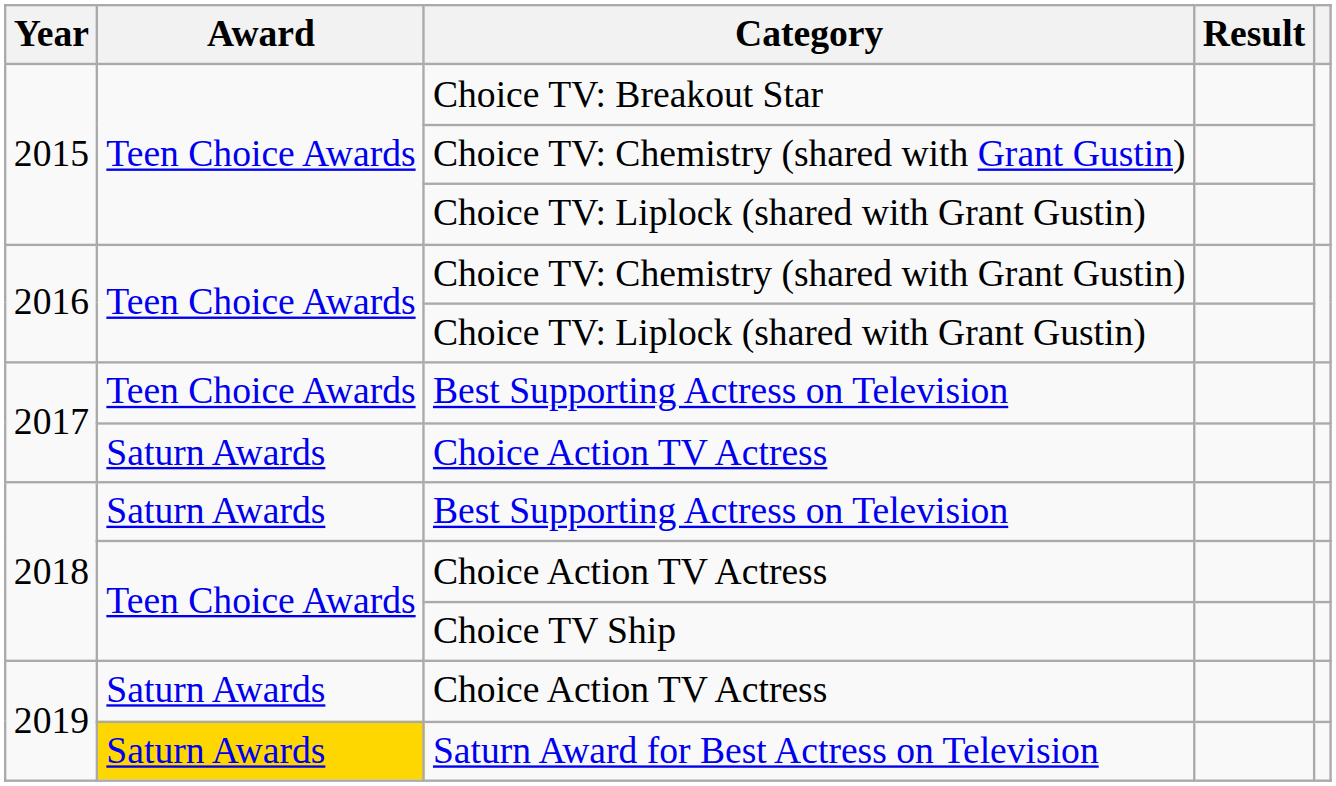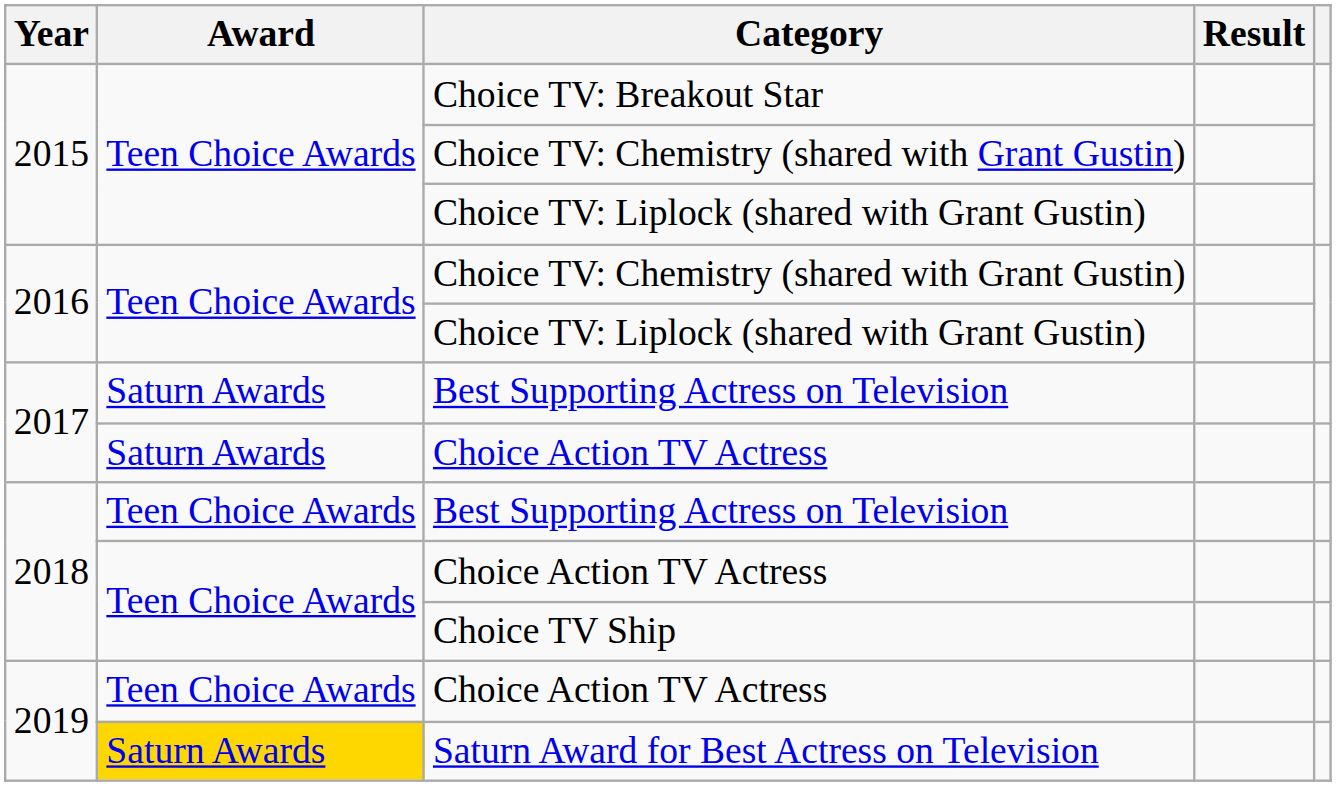(261, 392) Teen Choice Awards -> (216, 392) Saturn Awards
(216, 511) Saturn Awards -> (261, 511) Teen Choice Awards
(216, 690) Saturn Awards -> (261, 690) Teen Choice Awards
